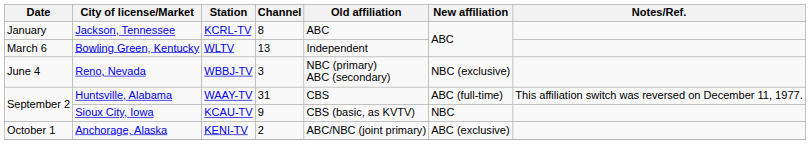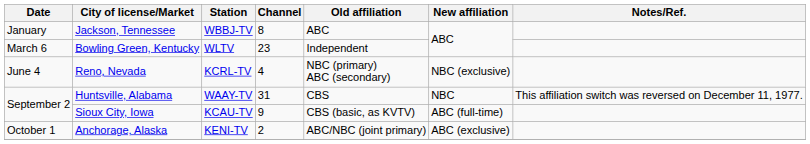(228, 30) KCRL-TV -> (228, 30) WBBJ-TV
(264, 48) 13 -> (264, 48) 23
(228, 71) WBBJ-TV -> (228, 71) KCRL-TV
(261, 71) 3 -> (261, 71) 4
(467, 95) ABC (full-time) -> (443, 95) NBC
(443, 113) NBC -> (467, 113) ABC (full-time)
